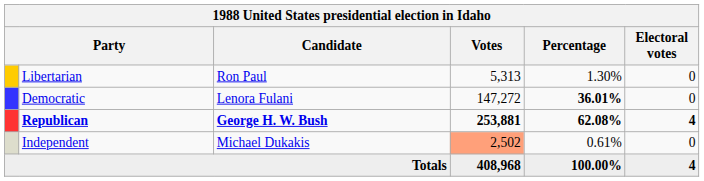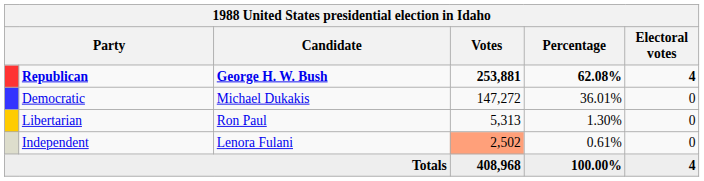rows swapped: (55, 121) <-> (52, 76)
(255, 98) Lenora Fulani -> (263, 98) Michael Dukakis
(600, 98) bold -> (601, 98) normal
(263, 143) Michael Dukakis -> (255, 143) Lenora Fulani
